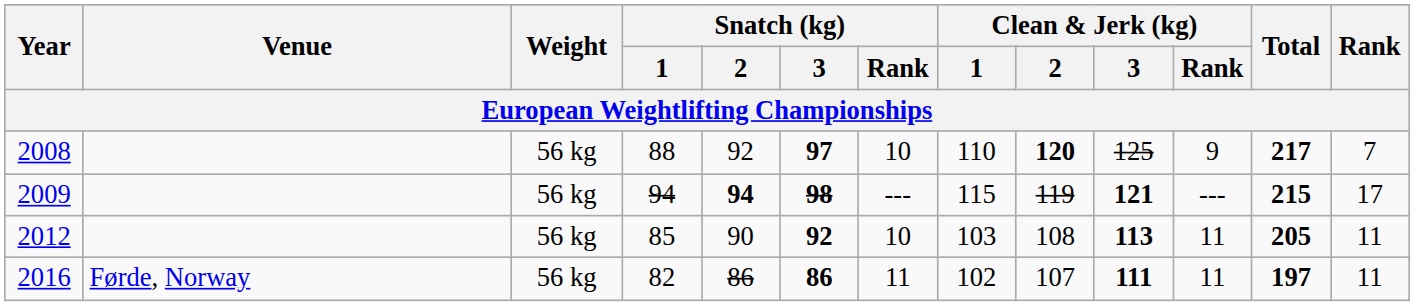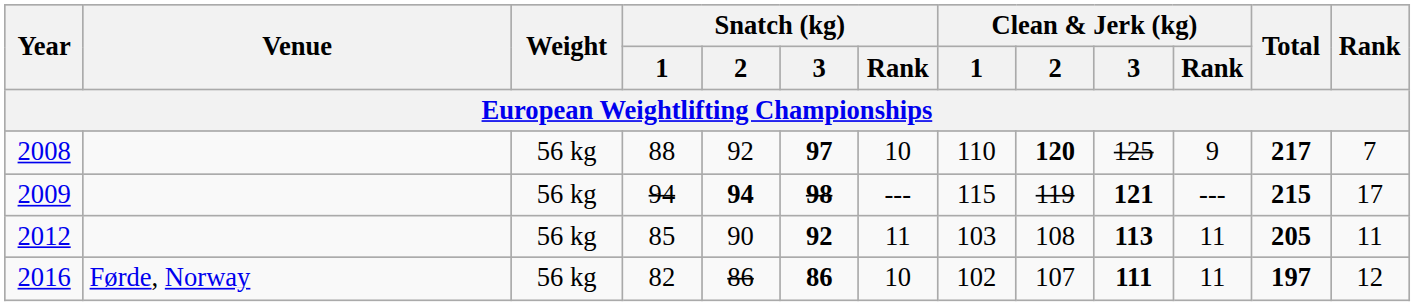(898, 236) 10 -> (898, 236) 11
(898, 278) 11 -> (898, 278) 10
(1370, 278) 11 -> (1370, 278) 12
